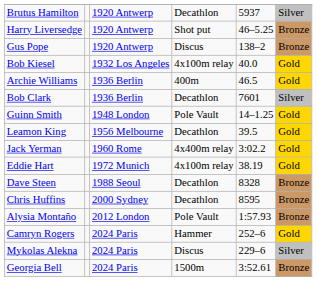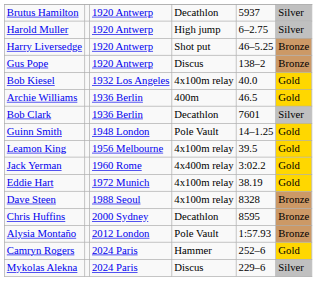+ row: (38, 30)
(196, 132) Decathlon -> (204, 149) 4x100m relay
(196, 183) Decathlon -> (204, 200) 4x100m relay
- row: (34, 268)
